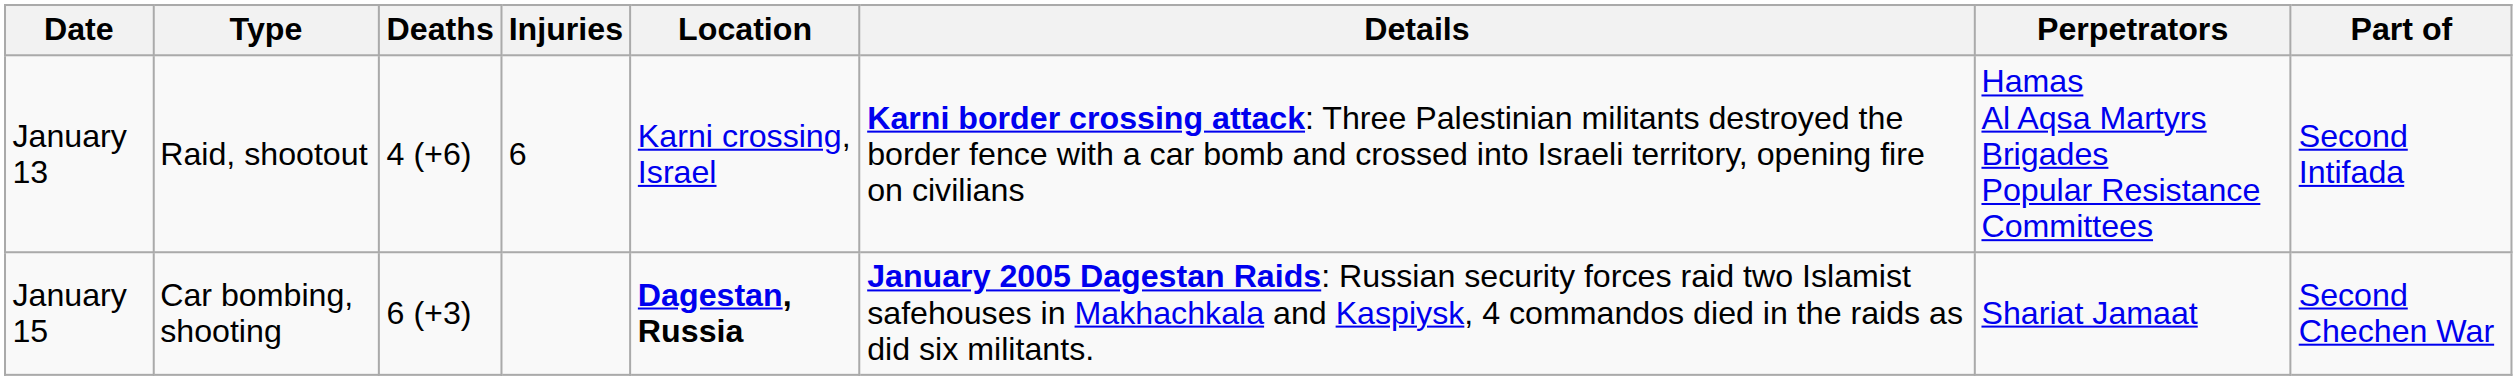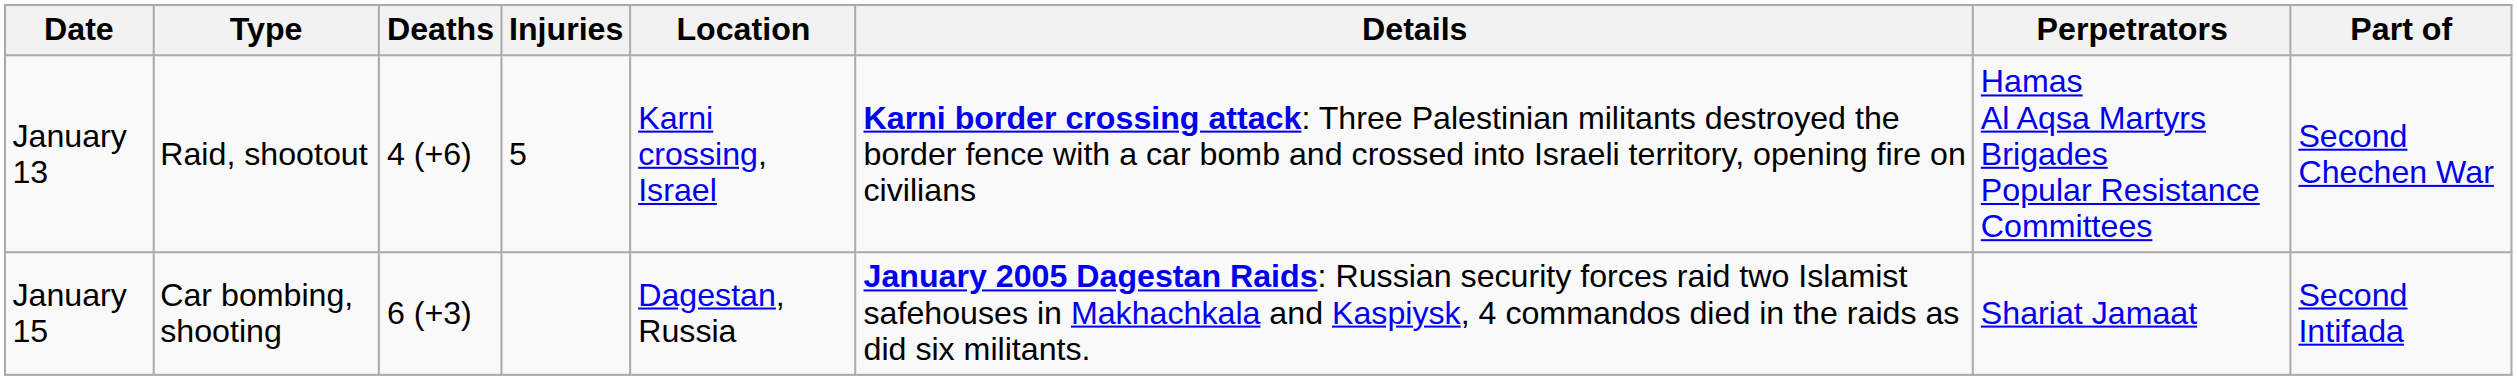(518, 153) 6 -> (518, 153) 5
(2353, 153) Second Intifada -> (2396, 153) Second Chechen War
(715, 312) bold -> (712, 312) normal
(2396, 312) Second Chechen War -> (2353, 312) Second Intifada
